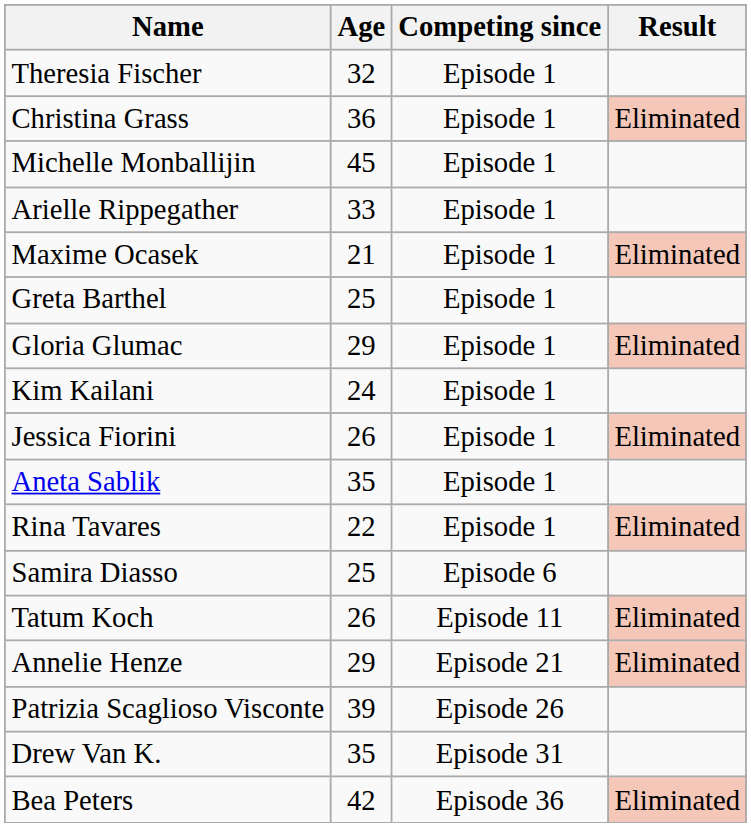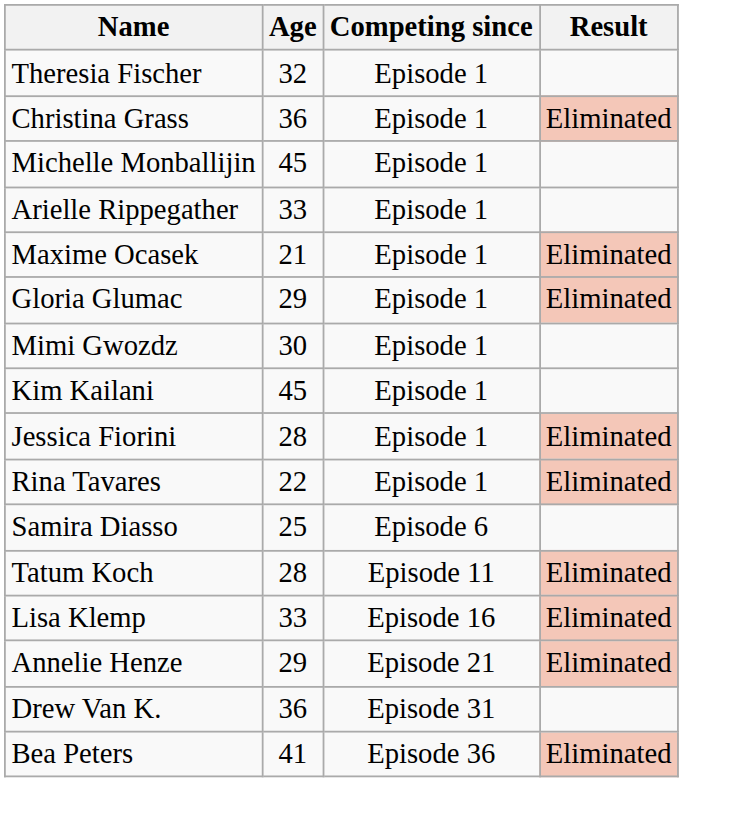- row: (89, 299)
+ row: (95, 345)
(361, 390) 24 -> (293, 390) 45
(361, 436) 26 -> (293, 436) 28
- row: (86, 481)
(361, 617) 26 -> (293, 572) 28
+ row: (79, 617)
- row: (168, 708)
(361, 753) 35 -> (293, 708) 36
(361, 799) 42 -> (293, 753) 41
